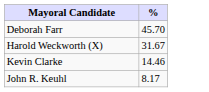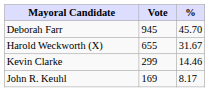+ column: (158, 12)
